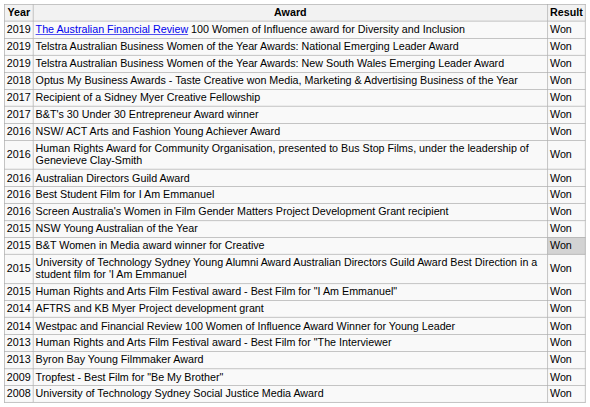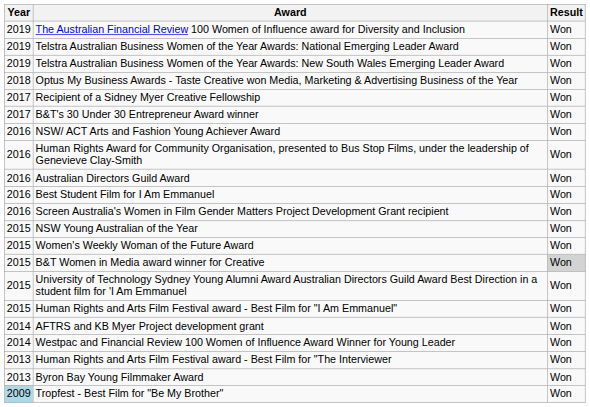+ row: (145, 246)
(19, 377) no background -> (19, 394) lightblue background
- row: (180, 394)
